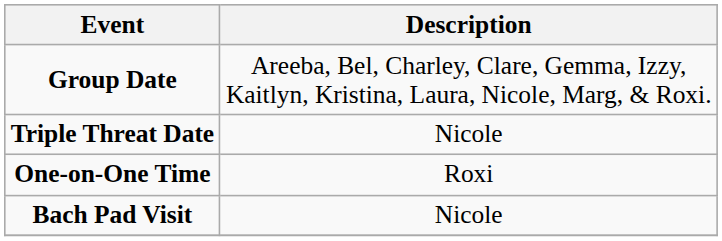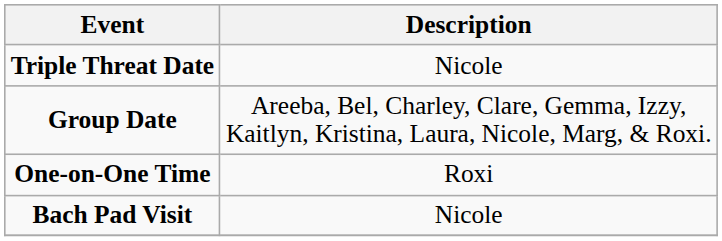rows swapped: (112, 133) <-> (112, 79)
